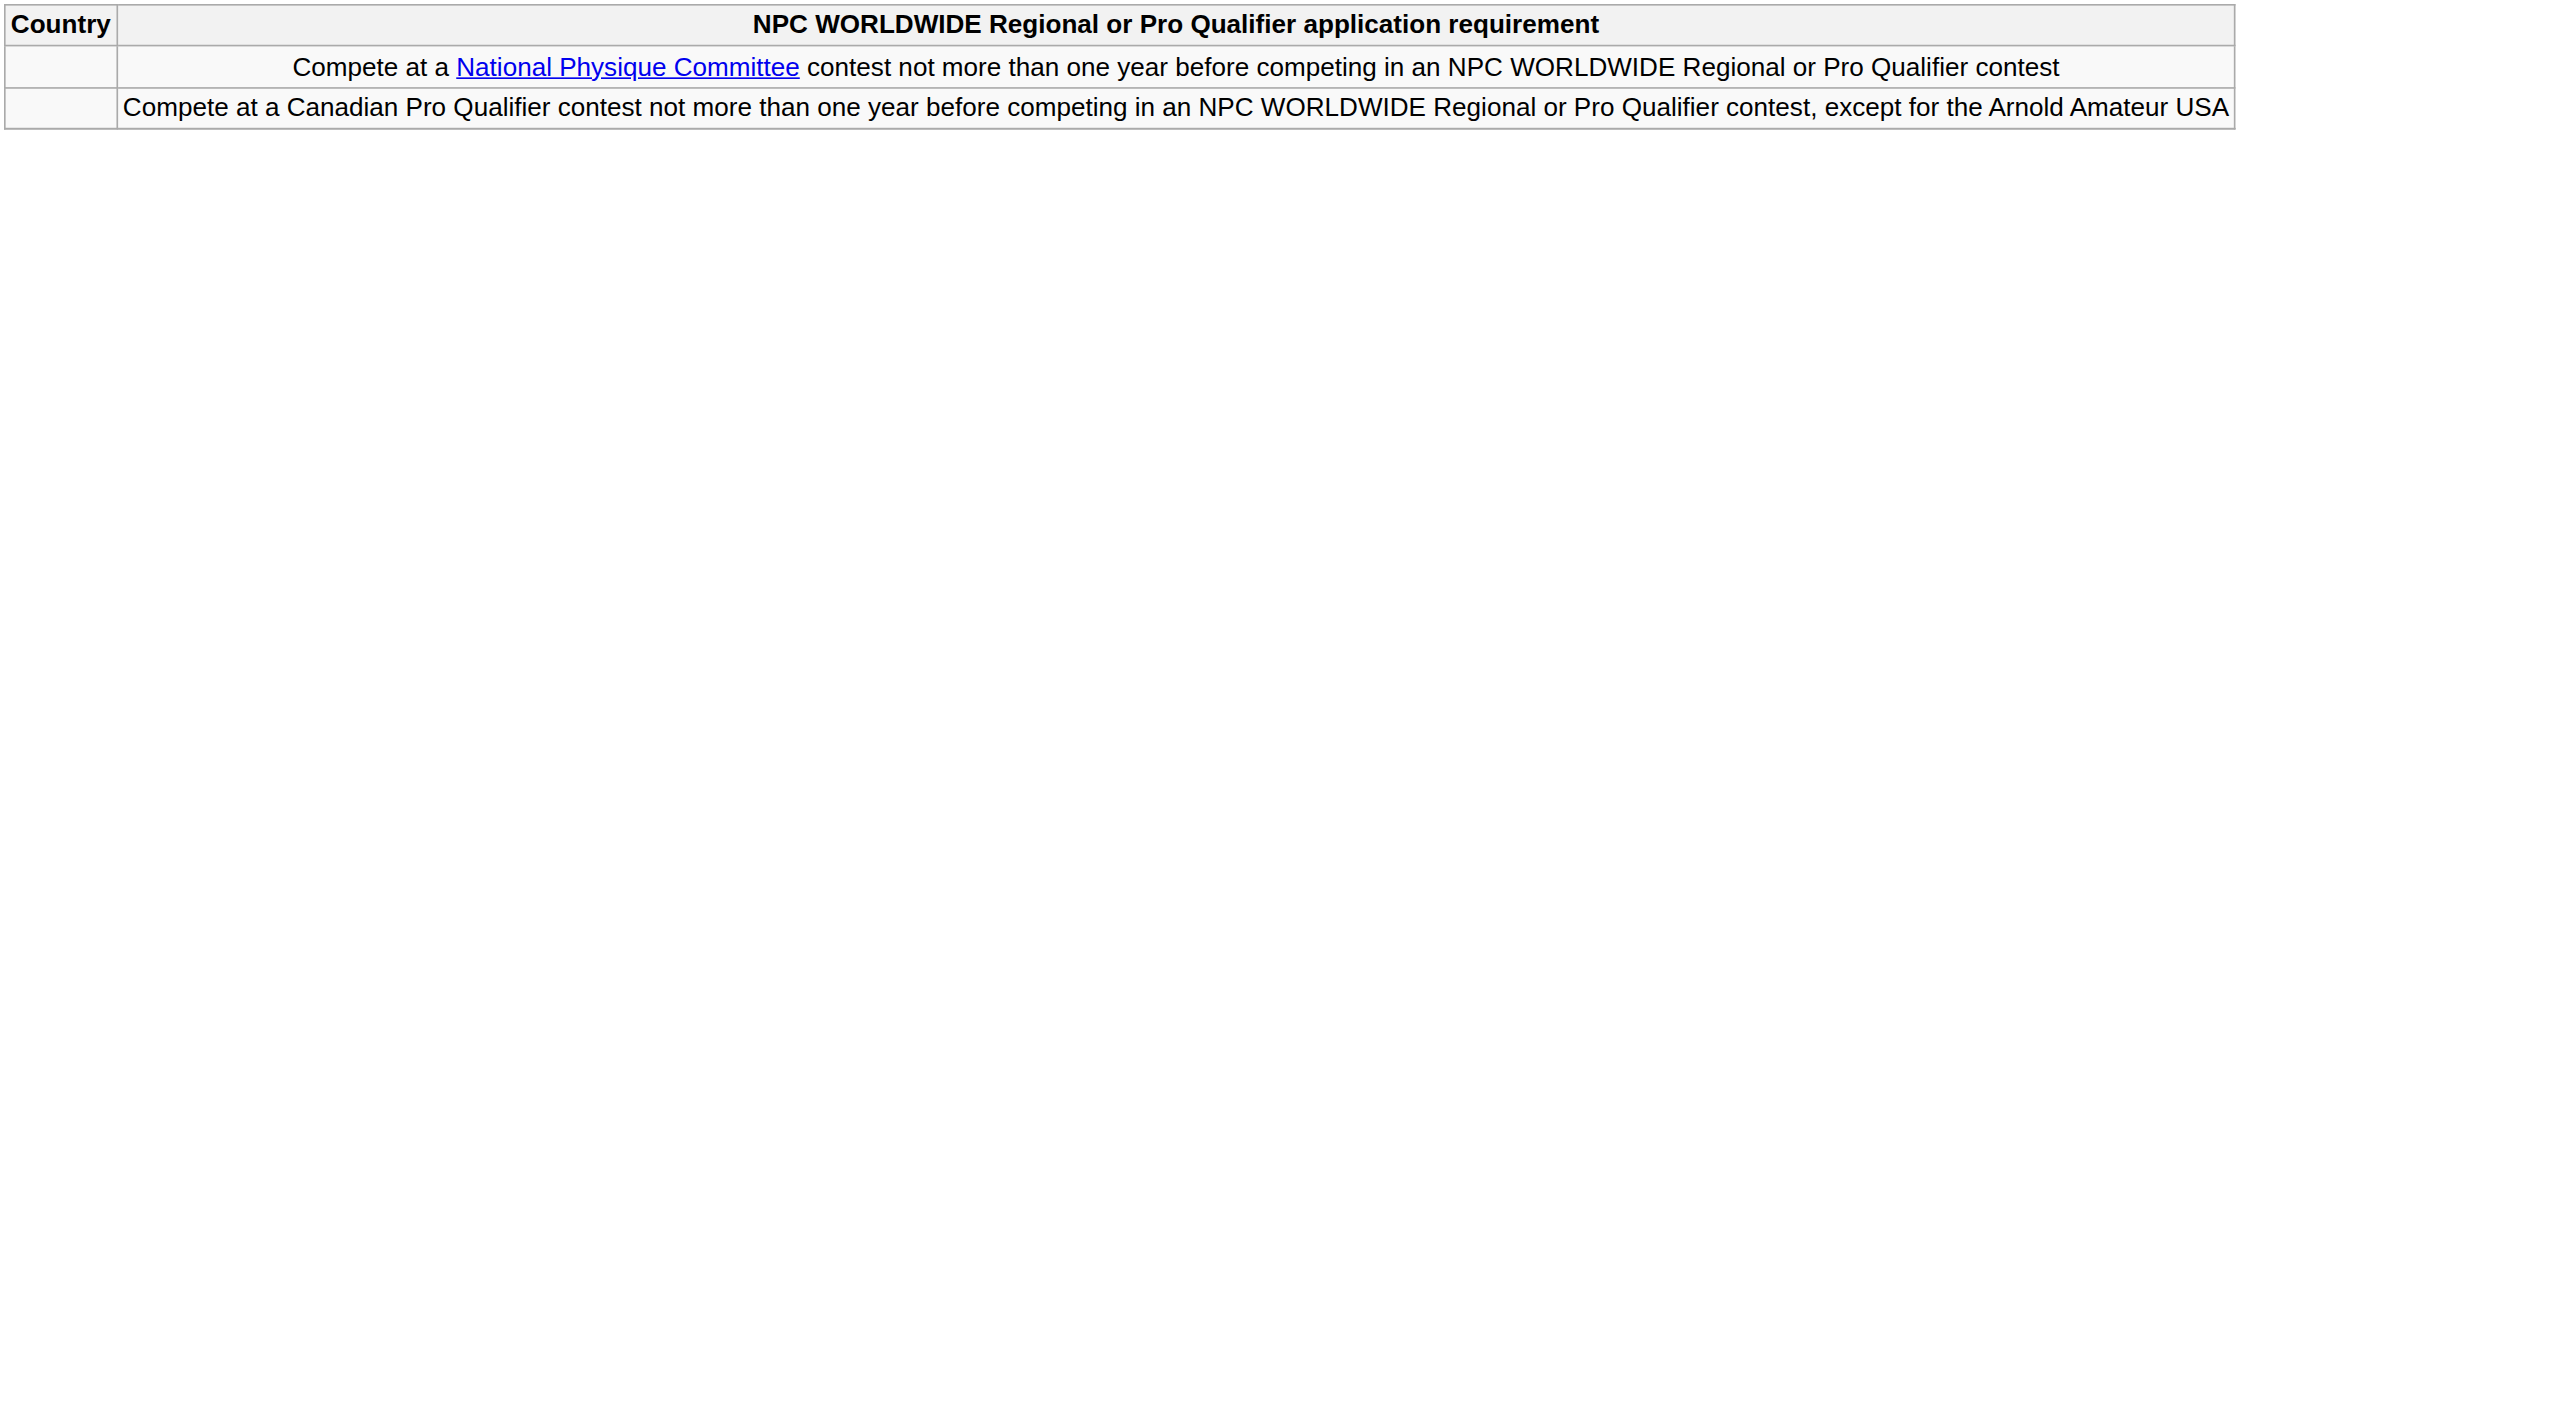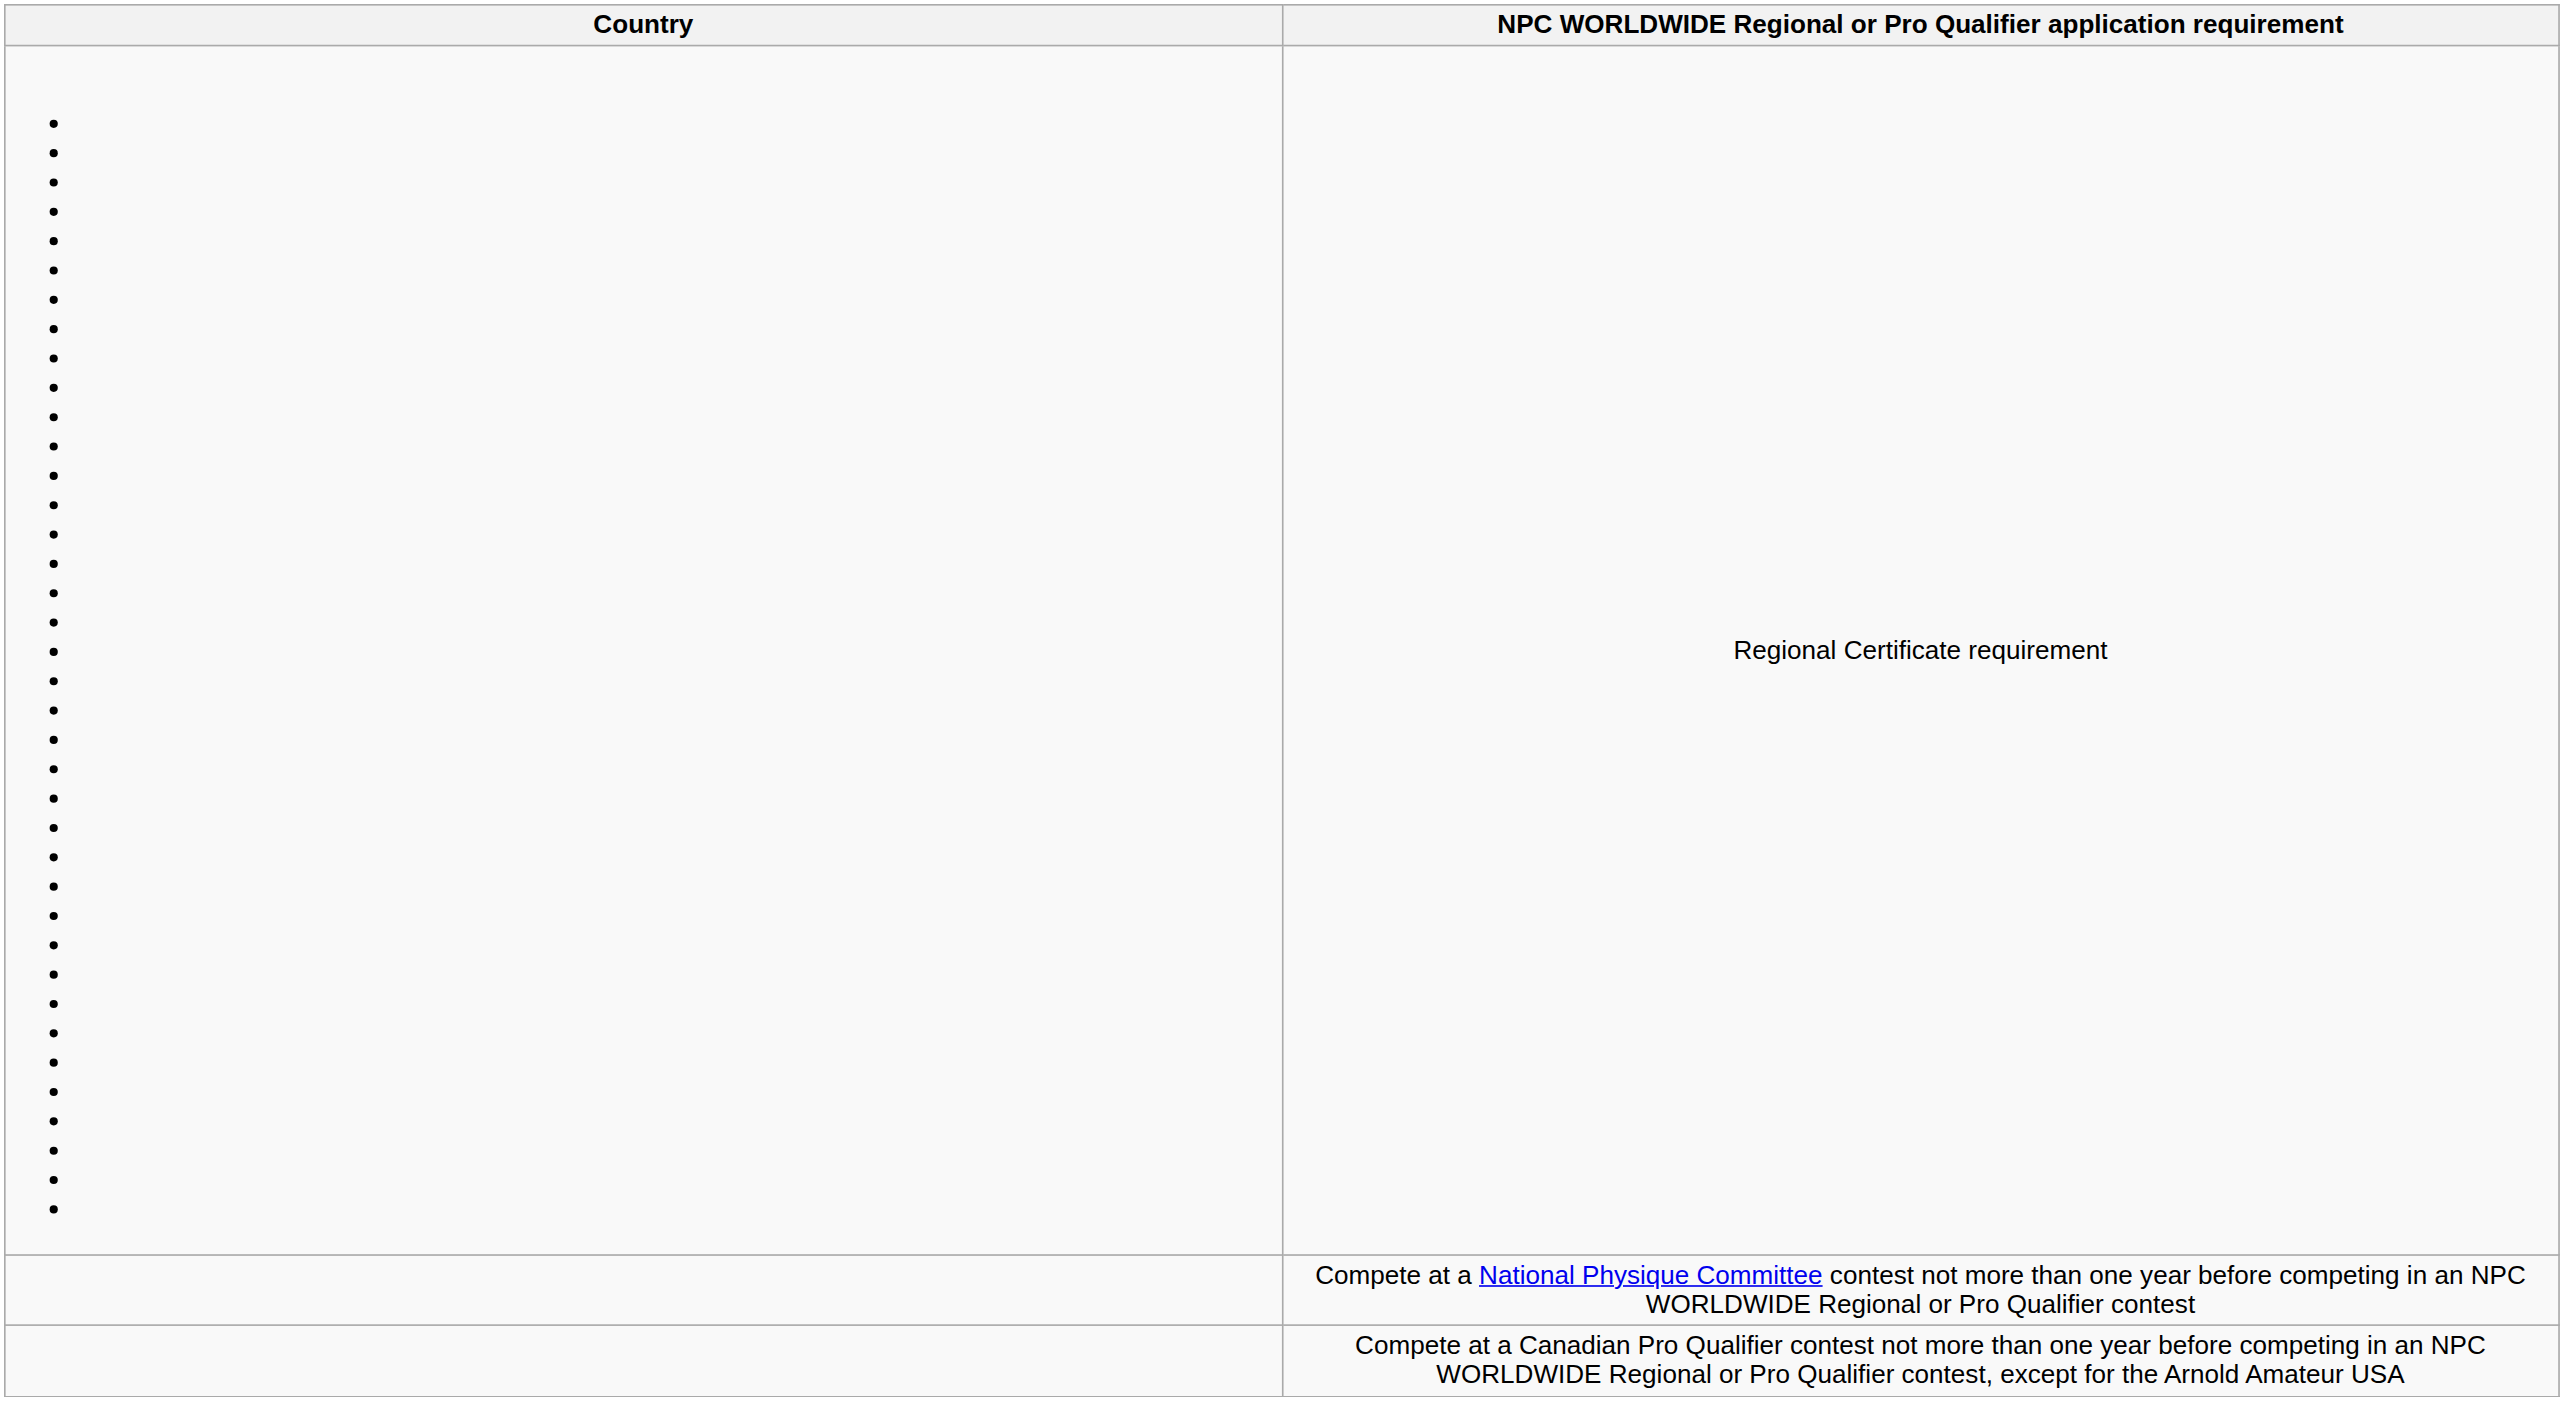+ row: (1920, 650)
